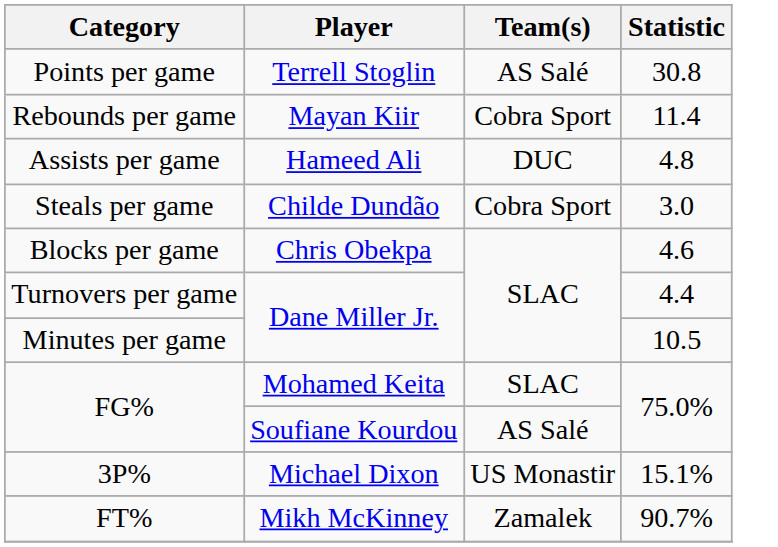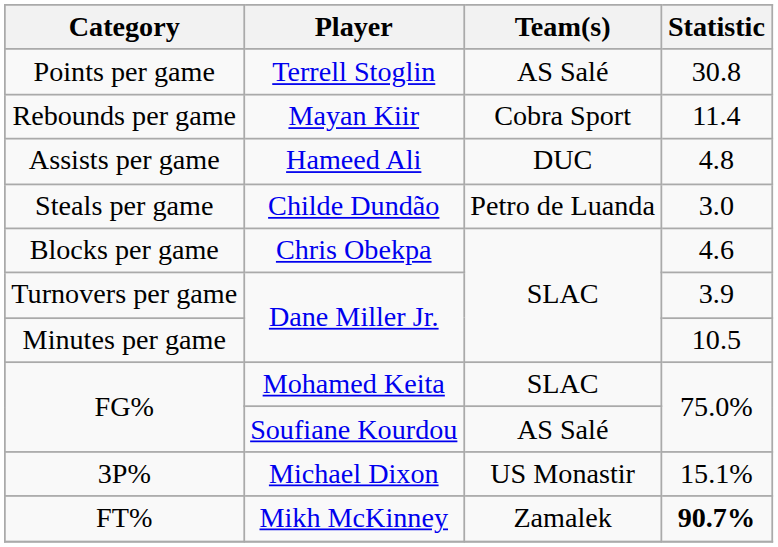(543, 205) Cobra Sport -> (563, 205) Petro de Luanda
(677, 294) 4.4 -> (716, 294) 3.9
(677, 518) normal -> (716, 518) bold
